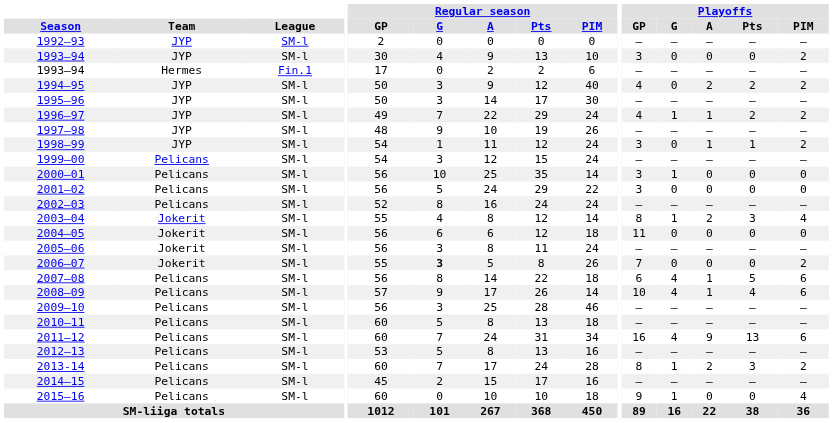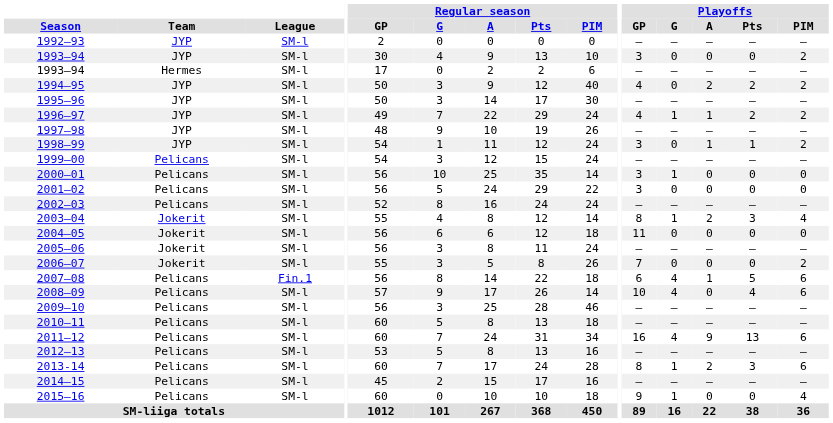(295, 71) Fin.1 -> (295, 71) SM-l
(440, 263) bold -> (440, 263) normal
(295, 278) SM-l -> (295, 278) Fin.1
(709, 292) 1 -> (709, 292) 0
(803, 366) 2 -> (803, 366) 6
